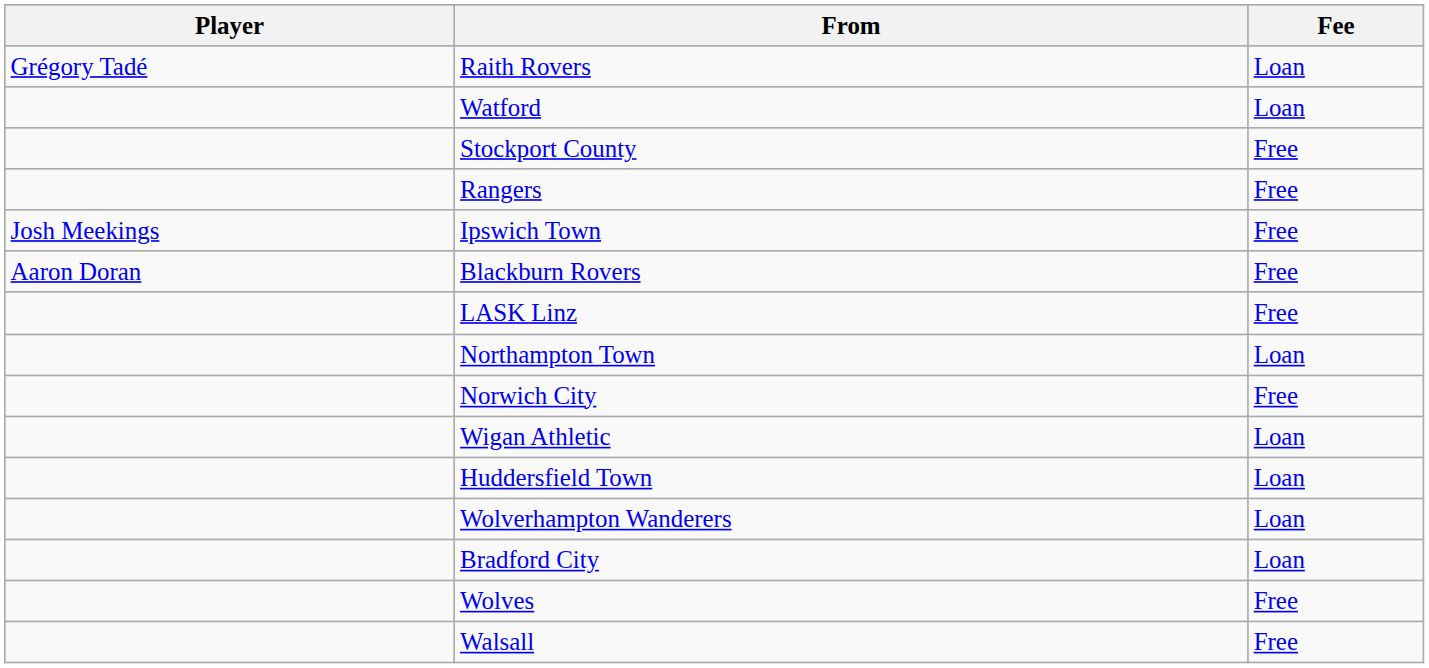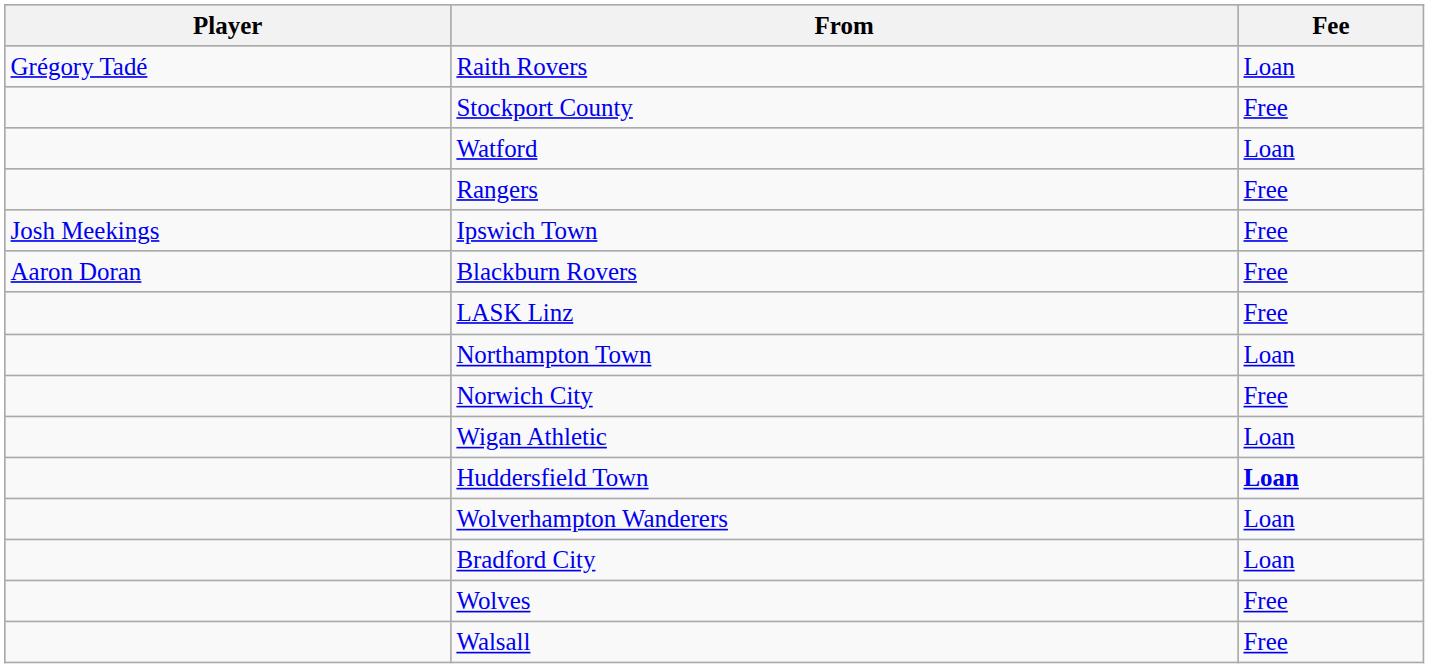rows swapped: (548, 148) <-> (501, 107)
(1279, 477) normal -> (1271, 477) bold
